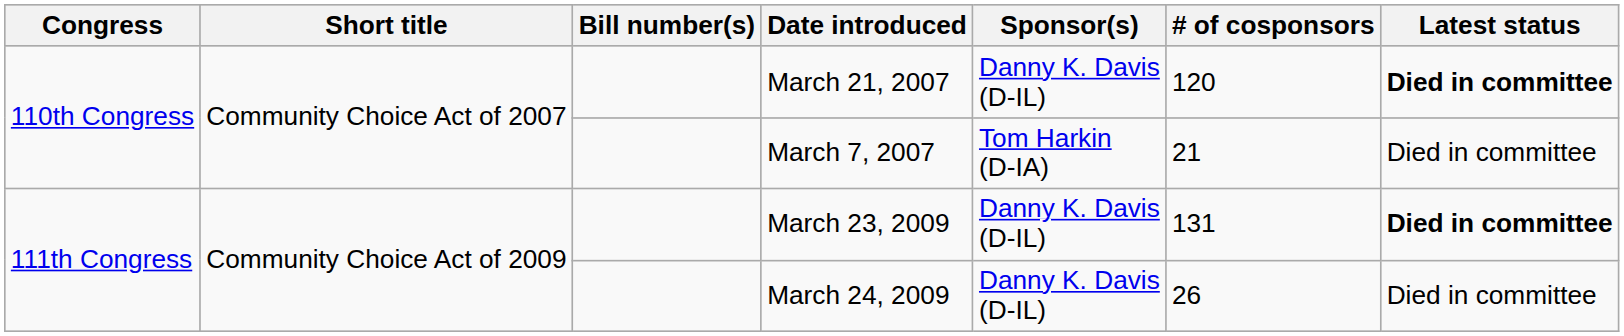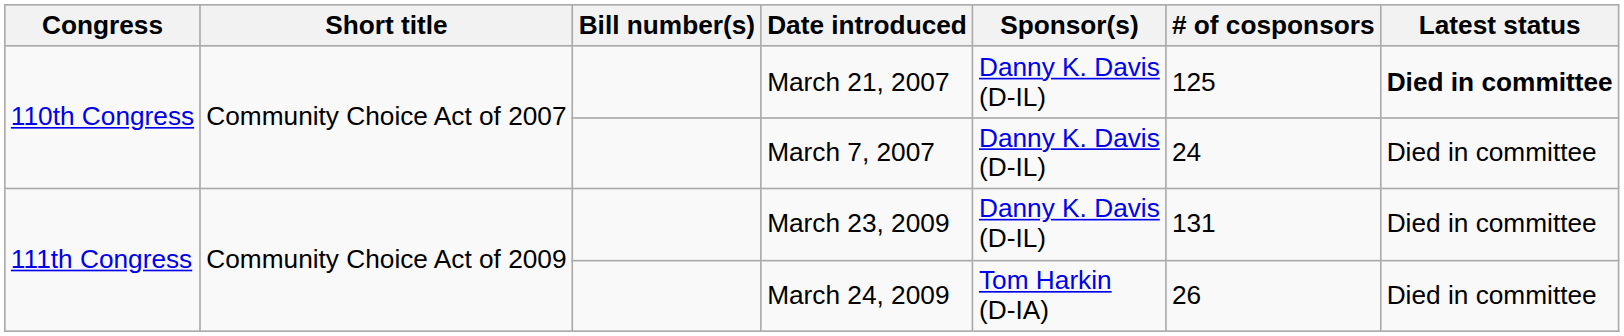(1194, 81) 120 -> (1194, 81) 125
(1045, 152) Tom Harkin (D-IA) -> (1069, 152) Danny K. Davis (D-IL)
(1187, 152) 21 -> (1187, 152) 24
(1500, 223) bold -> (1492, 223) normal
(1069, 295) Danny K. Davis (D-IL) -> (1045, 295) Tom Harkin (D-IA)
